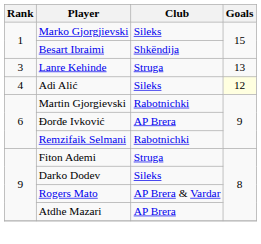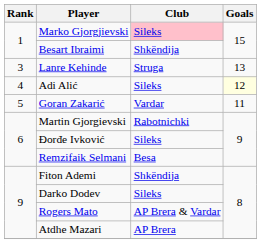(148, 31) no background -> (148, 31) pink background
+ row: (72, 103)
(155, 121) AP Brera -> (148, 139) Sileks
(161, 139) Rabotnichki -> (145, 157) Besa
(149, 157) Struga -> (156, 175) Shkëndija
